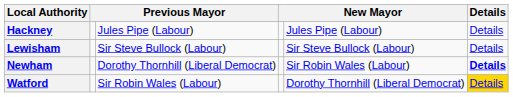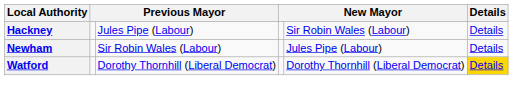(334, 30) Jules Pipe (Labour) -> (348, 30) Sir Robin Wales (Labour)
- row: (34, 48)
(187, 65) Dorothy Thornhill (Liberal Democrat) -> (159, 48) Sir Robin Wales (Labour)
(348, 65) Sir Robin Wales (Labour) -> (334, 48) Jules Pipe (Labour)
(488, 65) bold -> (486, 48) normal
(159, 83) Sir Robin Wales (Labour) -> (187, 65) Dorothy Thornhill (Liberal Democrat)
